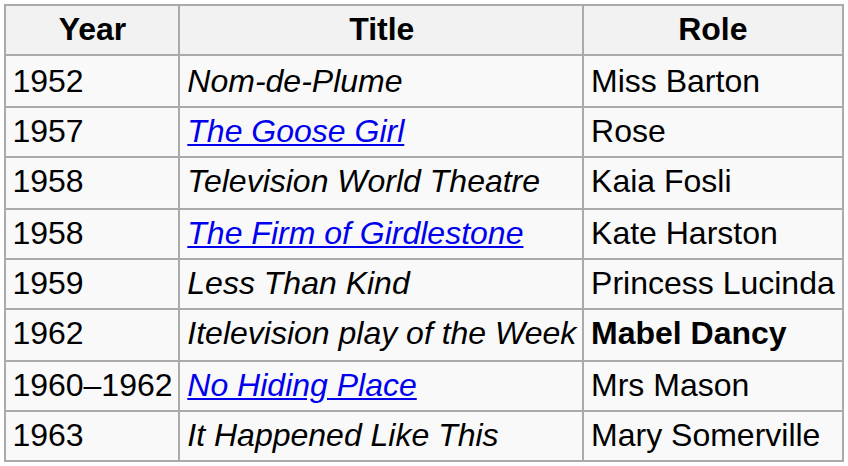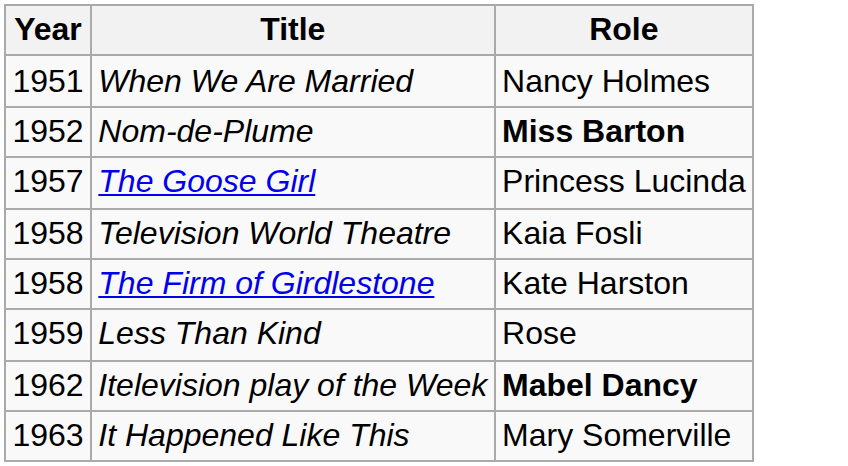+ row: (256, 80)
(676, 80) normal -> (594, 131) bold
(628, 131) Rose -> (624, 182) Princess Lucinda
(713, 283) Princess Lucinda -> (539, 334) Rose
- row: (302, 385)
